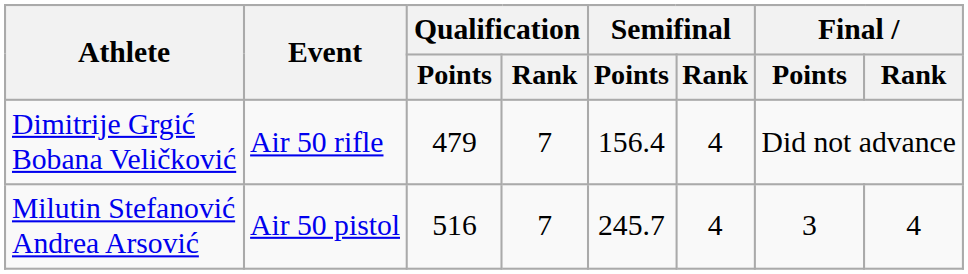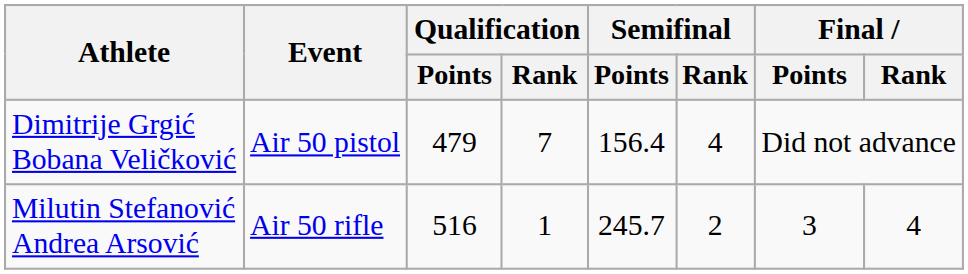(317, 142) Air 50 rifle -> (325, 142) Air 50 pistol
(325, 226) Air 50 pistol -> (317, 226) Air 50 rifle
(545, 226) 7 -> (545, 226) 1
(715, 226) 4 -> (715, 226) 2
